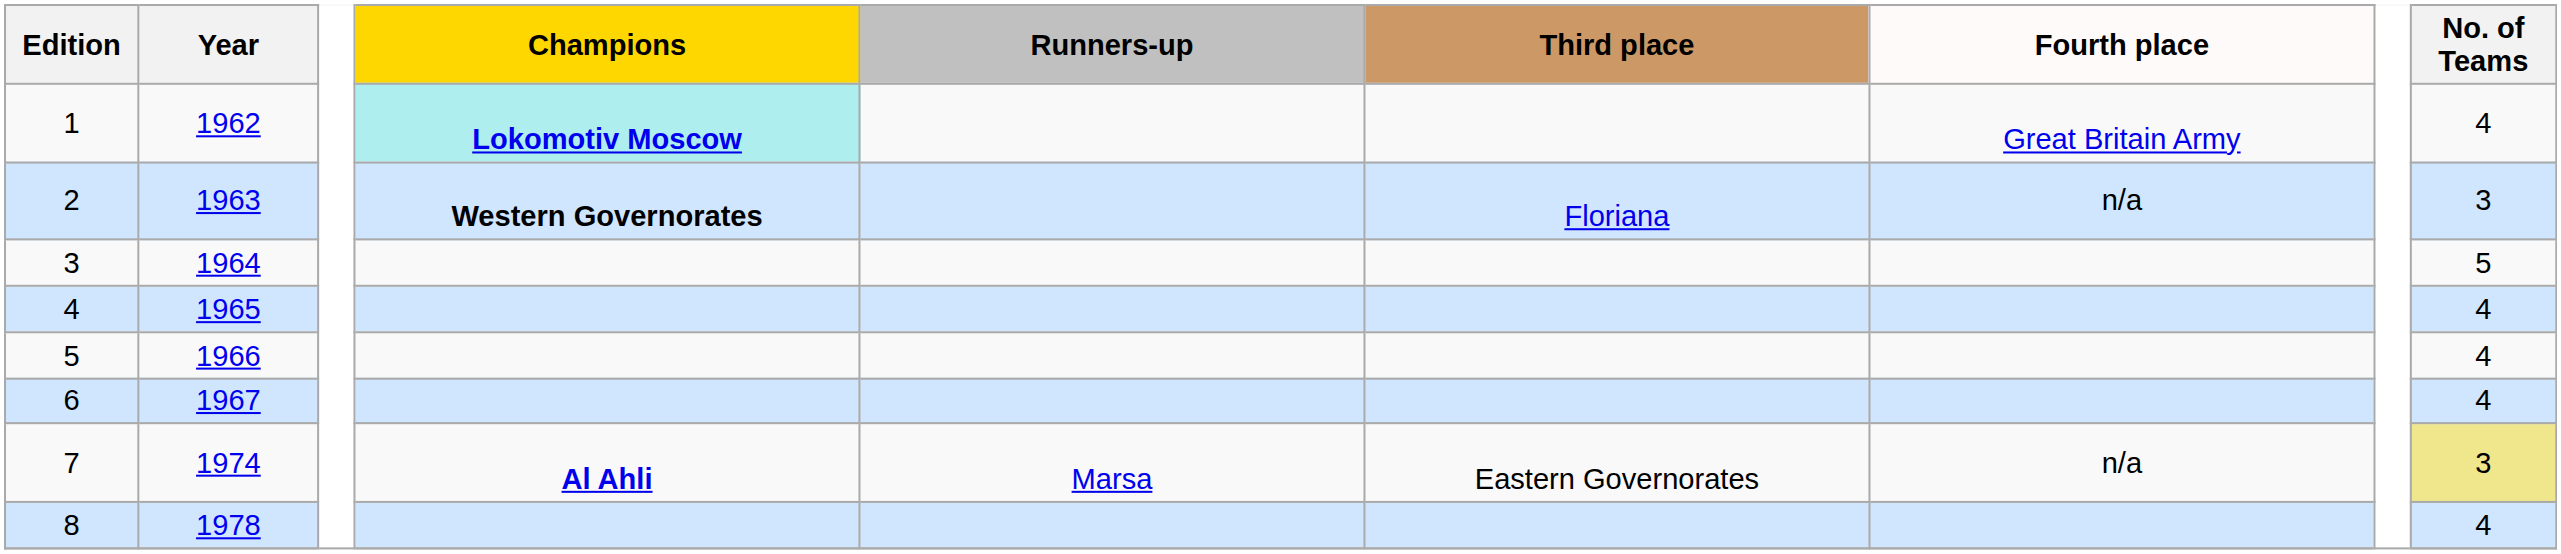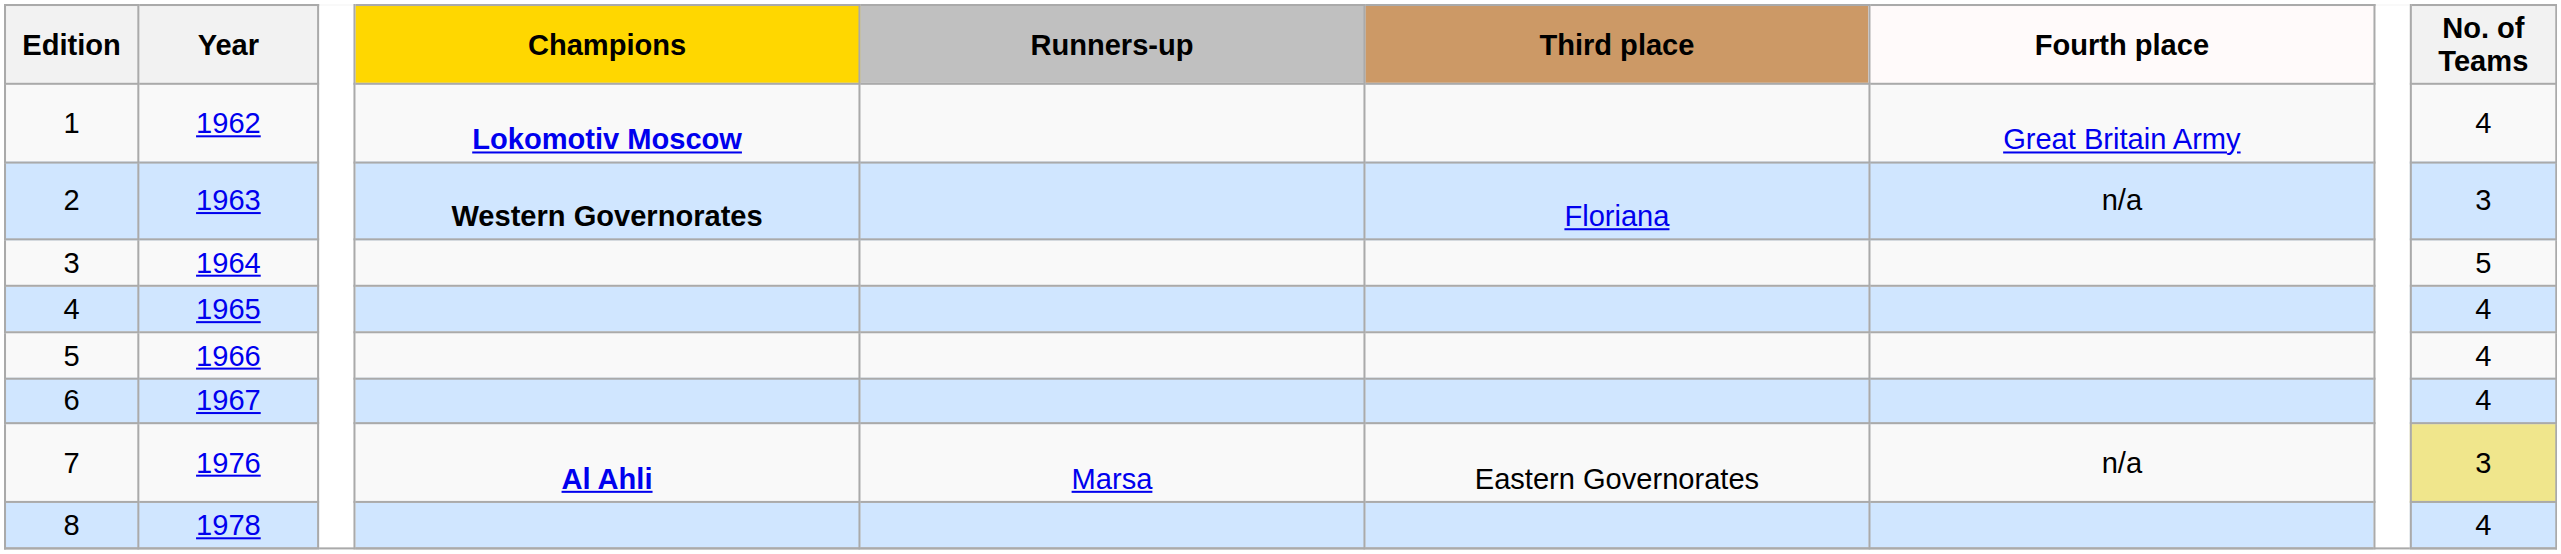(607, 139) paleturquoise background -> (607, 139) no background
(228, 463) 1974 -> (228, 463) 1976
